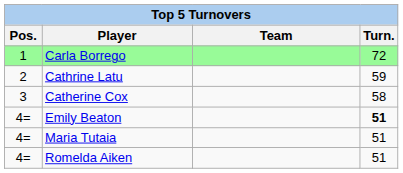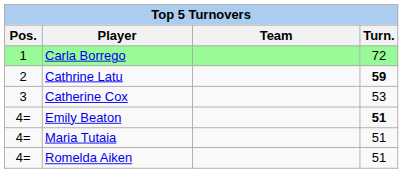(379, 77) normal -> (379, 77) bold
(379, 97) 58 -> (379, 97) 53
